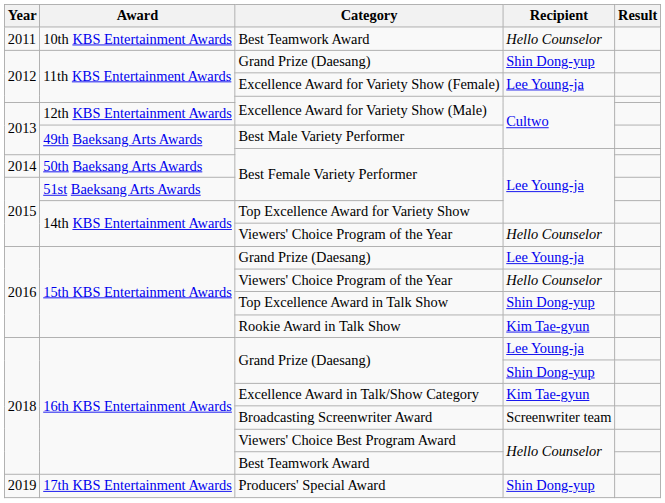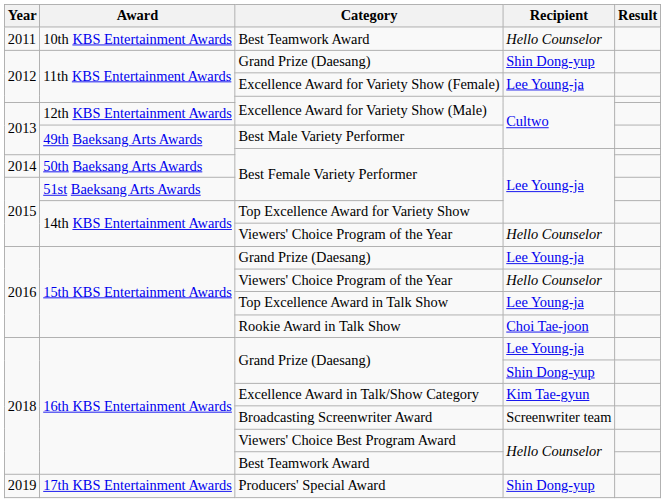(550, 303) Shin Dong-yup -> (545, 303) Lee Young-ja
(548, 326) Kim Tae-gyun -> (547, 326) Choi Tae-joon
